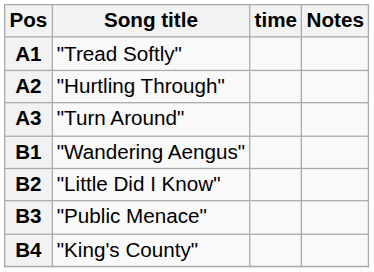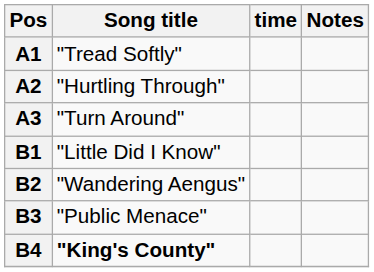(151, 151) "Wandering Aengus" -> (139, 151) "Little Did I Know"
(139, 184) "Little Did I Know" -> (151, 184) "Wandering Aengus"
(127, 250) normal -> (136, 250) bold
